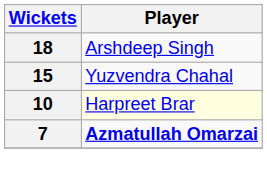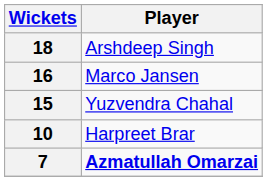+ row: (43, 76)
(140, 104) lightyellow background -> (140, 133) no background
